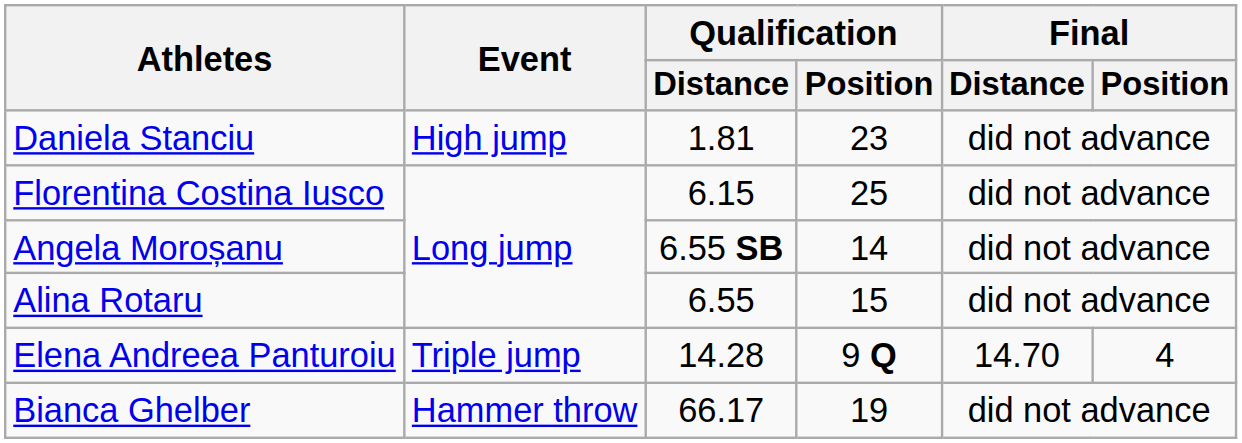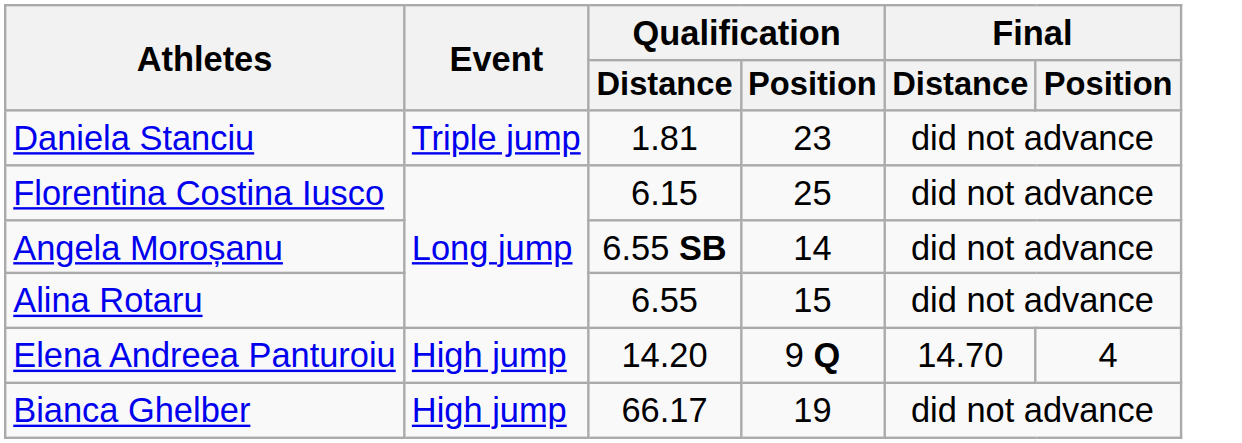(489, 138) High jump -> (496, 138) Triple jump
(496, 356) Triple jump -> (489, 356) High jump
(721, 356) 14.28 -> (665, 356) 14.20
(525, 410) Hammer throw -> (489, 410) High jump
